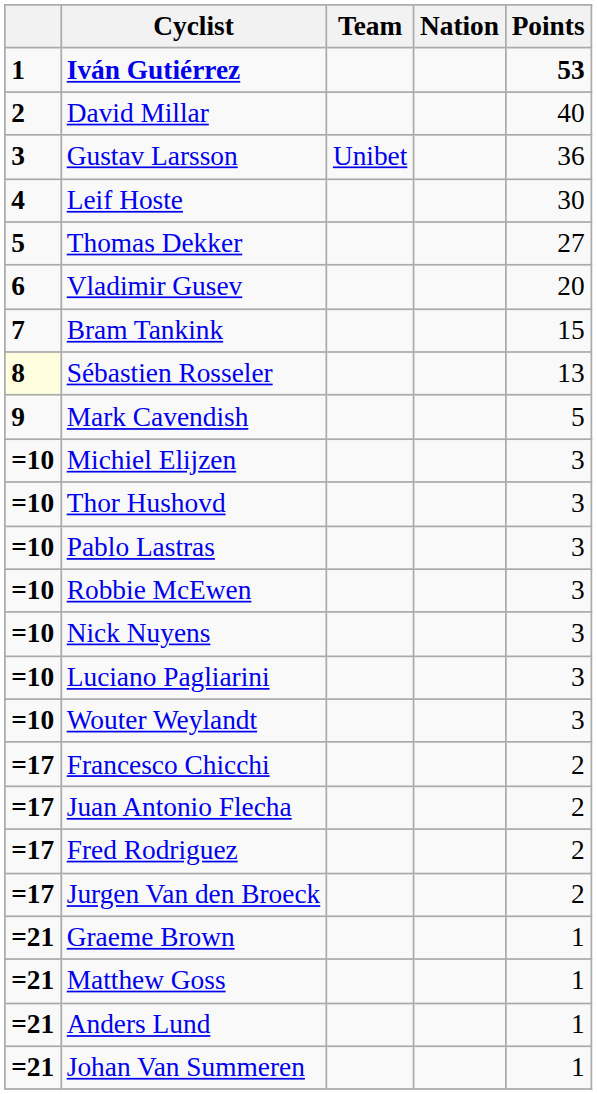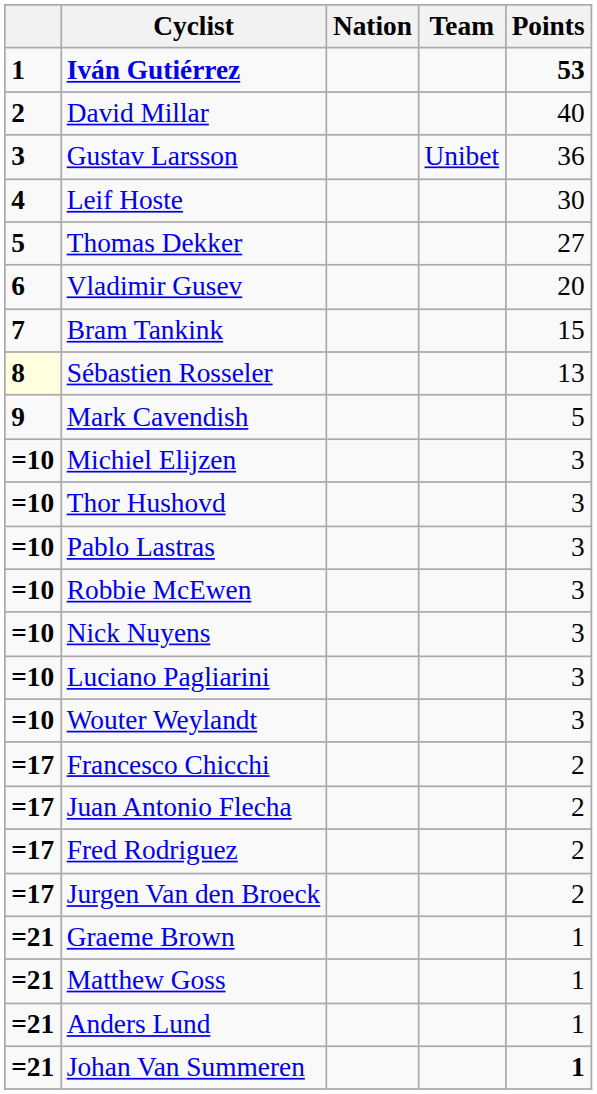columns swapped: (459, 26) <-> (370, 26)
(578, 1067) normal -> (578, 1067) bold
